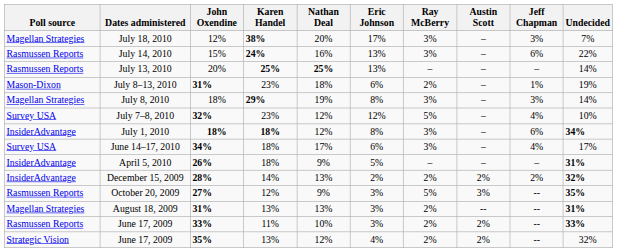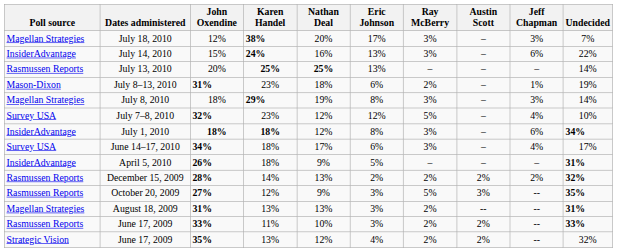(45, 54) Rasmussen Reports -> (41, 54) InsiderAdvantage
(41, 178) InsiderAdvantage -> (45, 178) Rasmussen Reports
